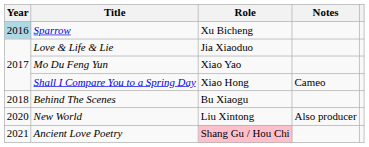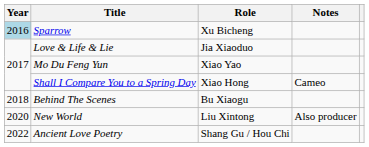(18, 133) 2021 -> (18, 133) 2022
(245, 133) pink background -> (245, 133) no background
